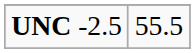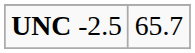(159, 26) 55.5 -> (159, 26) 65.7
